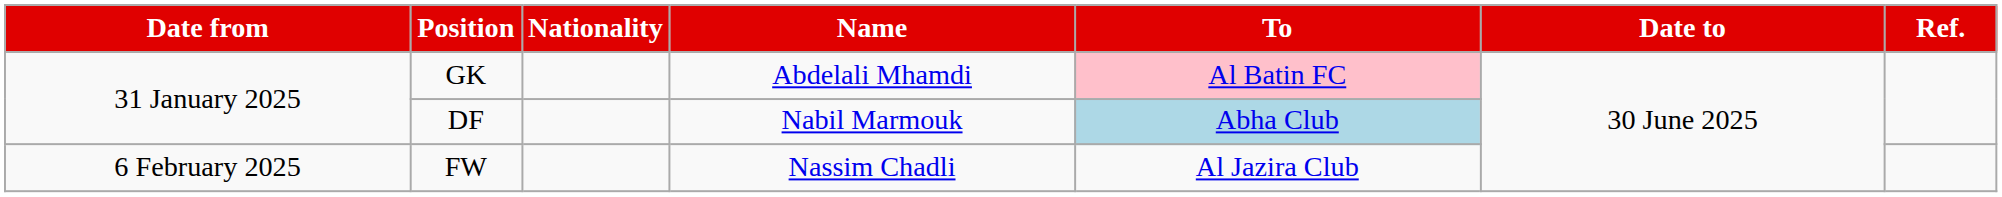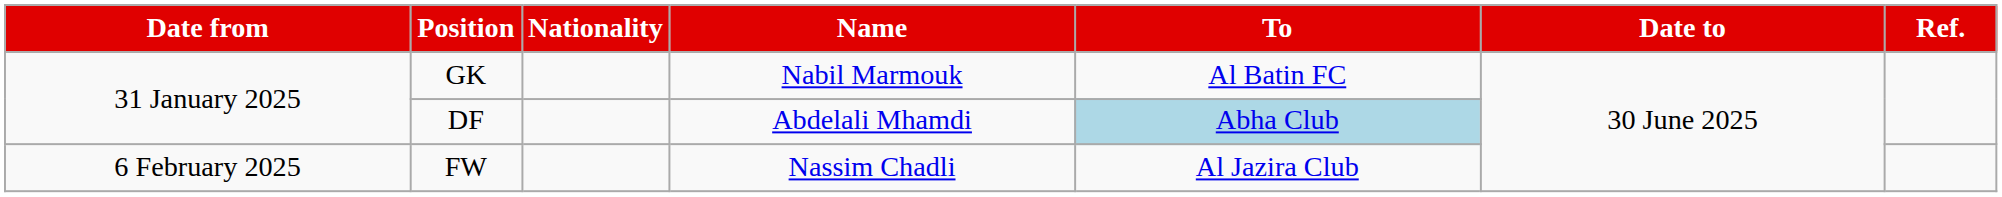(872, 74) Abdelali Mhamdi -> (872, 74) Nabil Marmouk
(1277, 74) pink background -> (1277, 74) no background
(872, 121) Nabil Marmouk -> (872, 121) Abdelali Mhamdi
